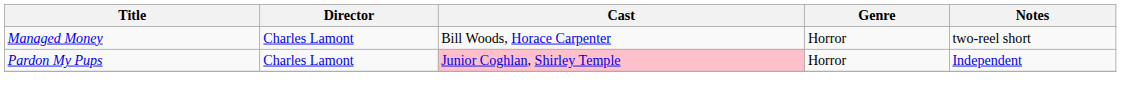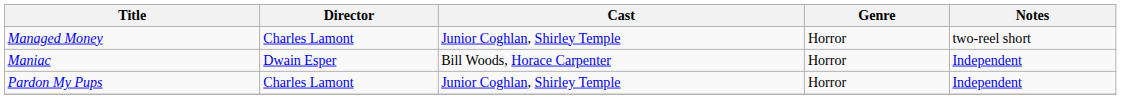(526, 37) Bill Woods, Horace Carpenter -> (531, 37) Junior Coghlan, Shirley Temple
+ row: (29, 60)
(531, 60) pink background -> (531, 82) no background
